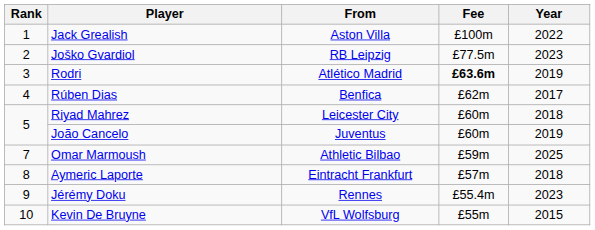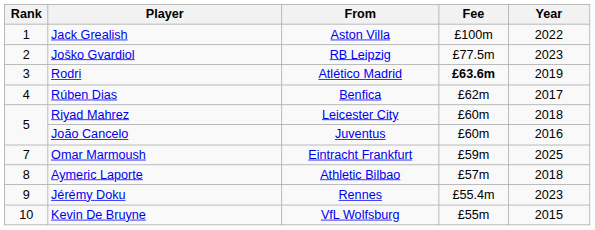(549, 134) 2019 -> (549, 134) 2016
(360, 154) Athletic Bilbao -> (360, 154) Eintracht Frankfurt
(360, 174) Eintracht Frankfurt -> (360, 174) Athletic Bilbao
